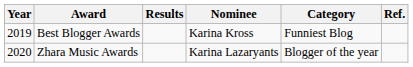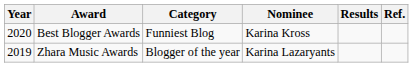columns swapped: (331, 14) <-> (165, 14)
(19, 33) 2019 -> (19, 33) 2020
(19, 52) 2020 -> (19, 52) 2019
